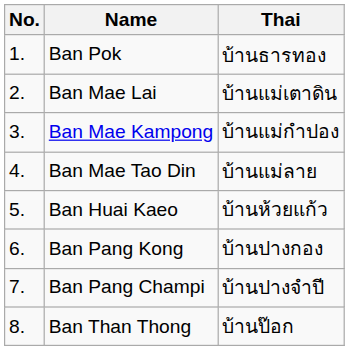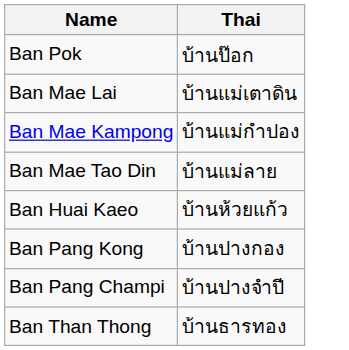- column: (24, 19)
(274, 54) บ้านธารทอง -> (218, 54) บ้านป๊อก
(258, 326) บ้านป๊อก -> (234, 326) บ้านธารทอง
